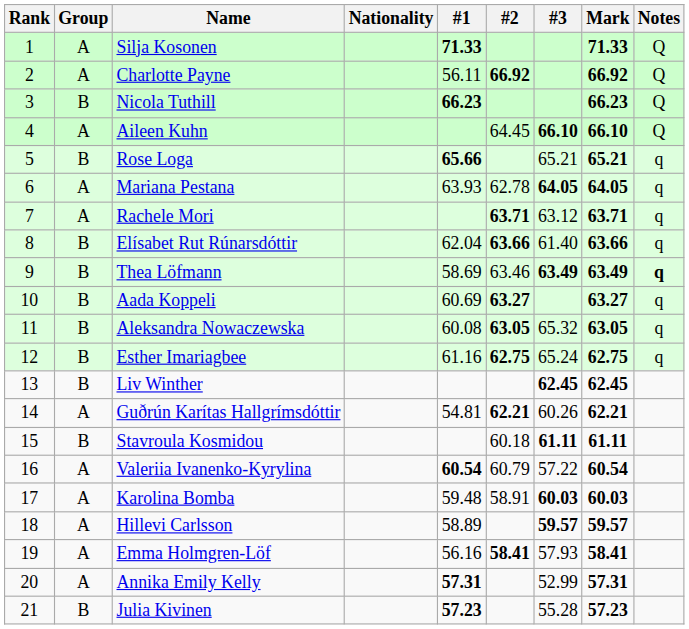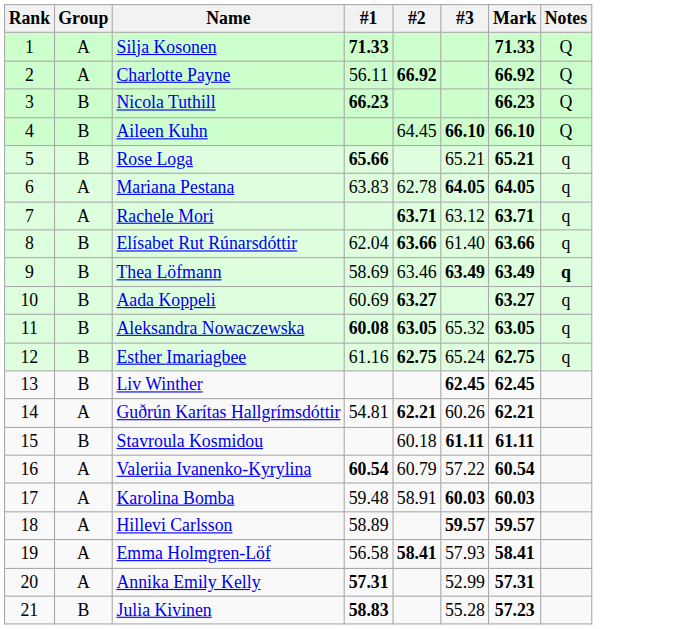- column: (391, 18)
(83, 131) A -> (83, 131) B
(462, 187) 63.93 -> (369, 187) 63.83
(462, 328) normal -> (369, 328) bold
(462, 553) 56.16 -> (369, 553) 56.58
(462, 610) 57.23 -> (369, 610) 58.83
